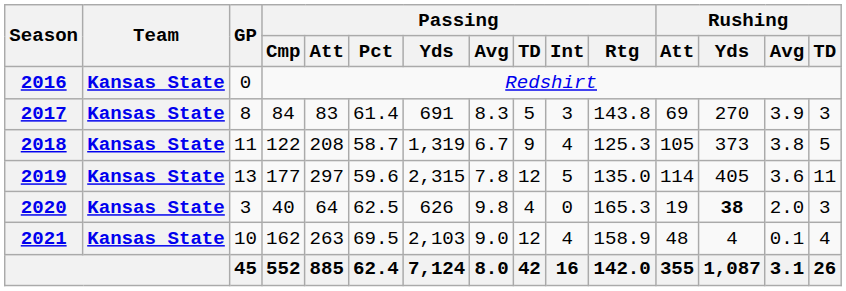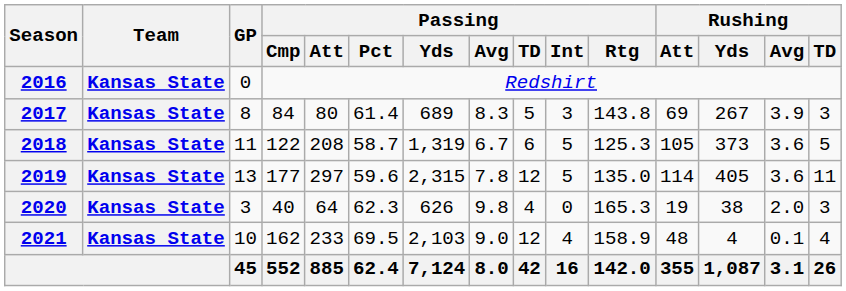(327, 114) 83 -> (327, 114) 80
(437, 114) 691 -> (437, 114) 689
(732, 114) 270 -> (732, 114) 267
(529, 145) 9 -> (529, 145) 6
(567, 145) 4 -> (567, 145) 5
(787, 145) 3.8 -> (787, 145) 3.6
(376, 207) 62.5 -> (376, 207) 62.3
(732, 207) bold -> (732, 207) normal
(327, 238) 263 -> (327, 238) 233
